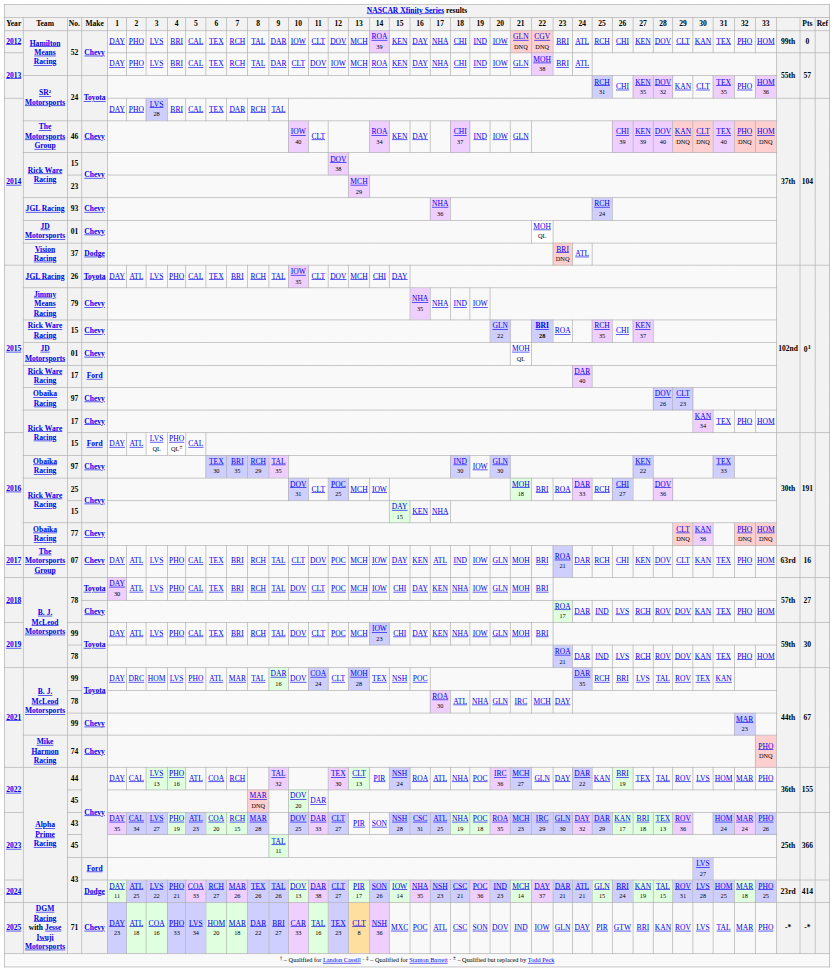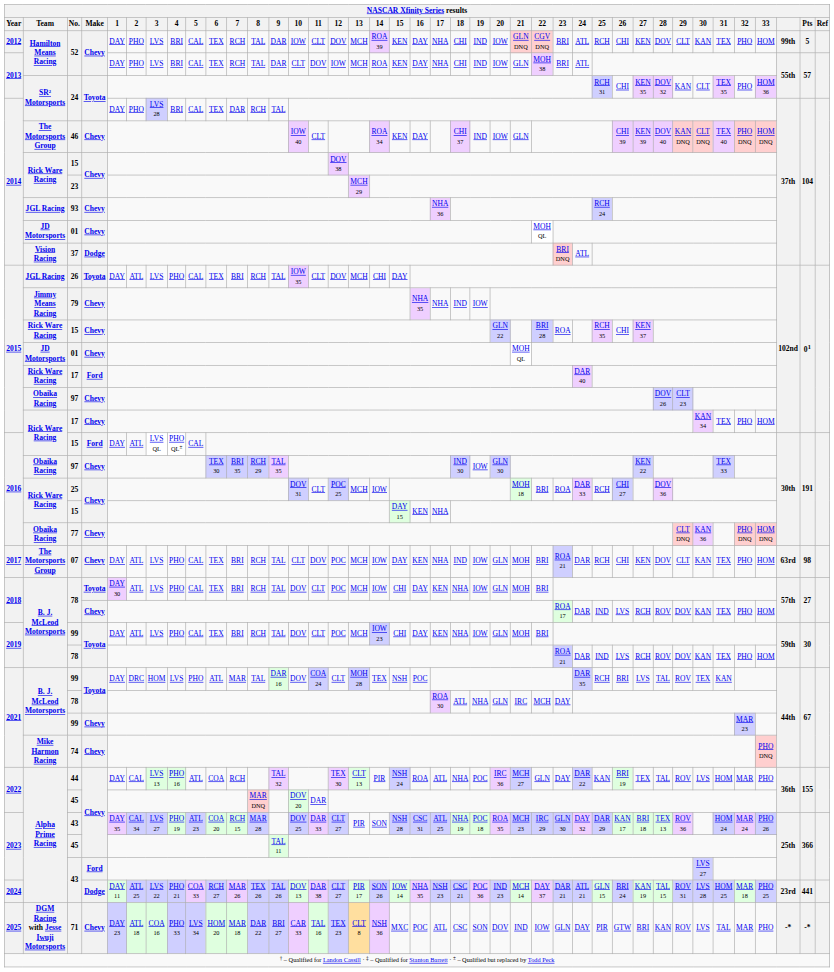(807, 41) 0 -> (807, 41) 5
(542, 331) bold -> (542, 331) normal
(440, 561) ATL -> (440, 561) NHA
(807, 561) 16 -> (807, 561) 98
(807, 891) 414 -> (807, 891) 441
